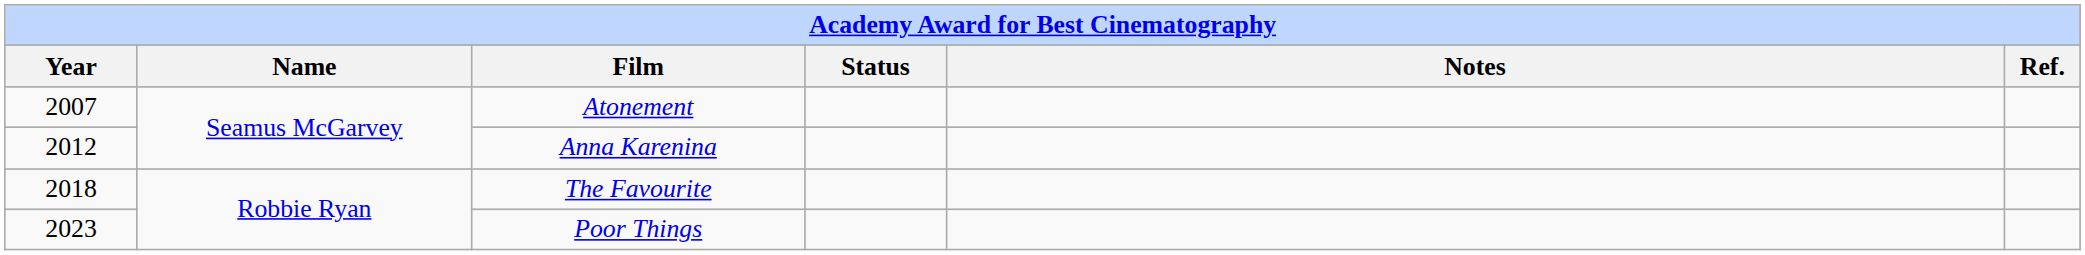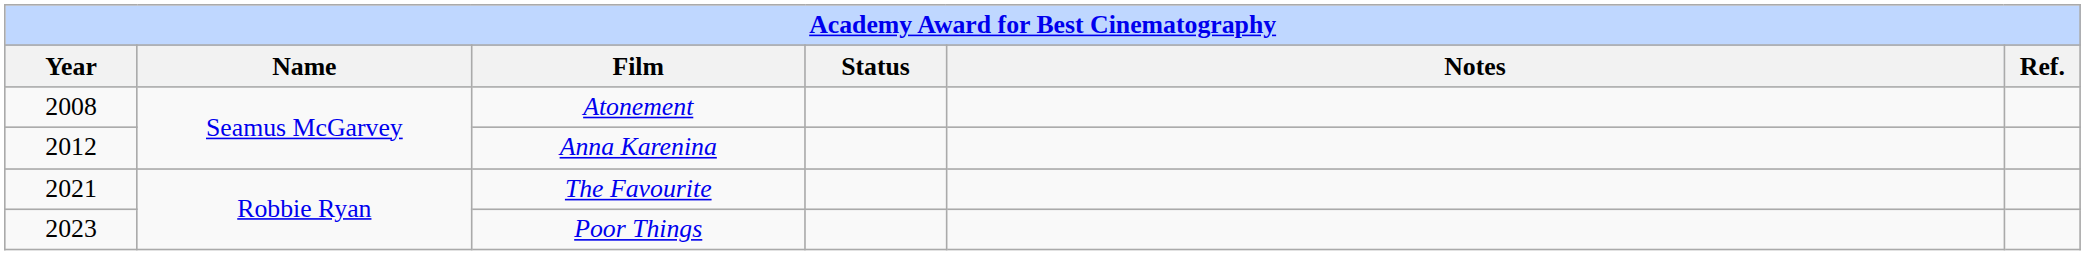(71, 106) 2007 -> (71, 106) 2008
(71, 188) 2018 -> (71, 188) 2021
